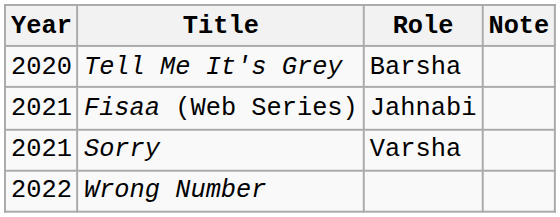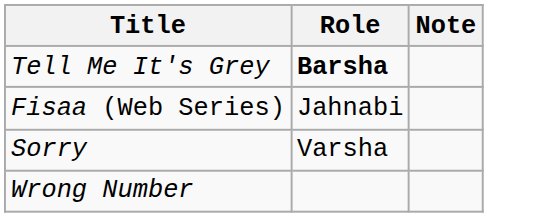- column: (41, 26)
(416, 67) normal -> (343, 67) bold
